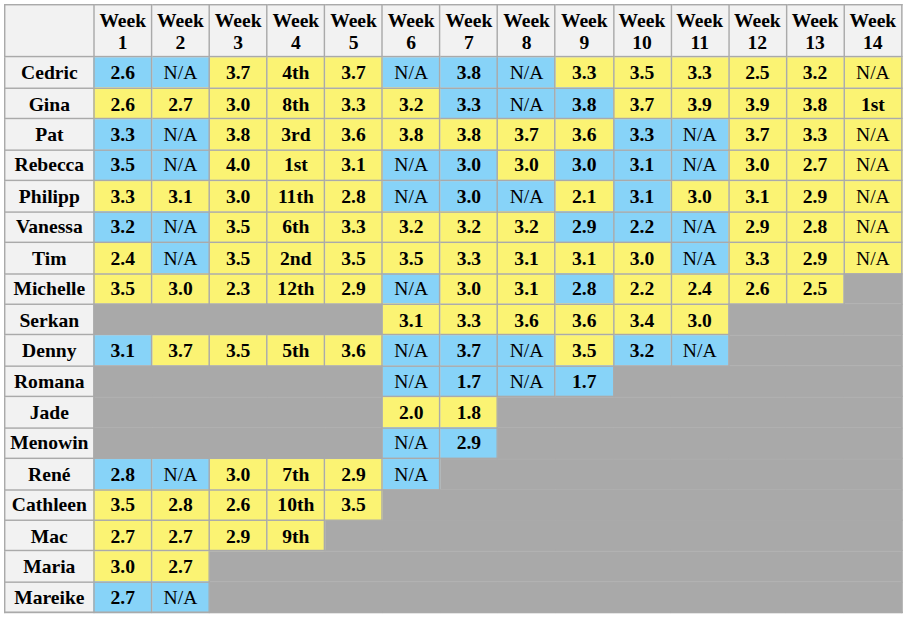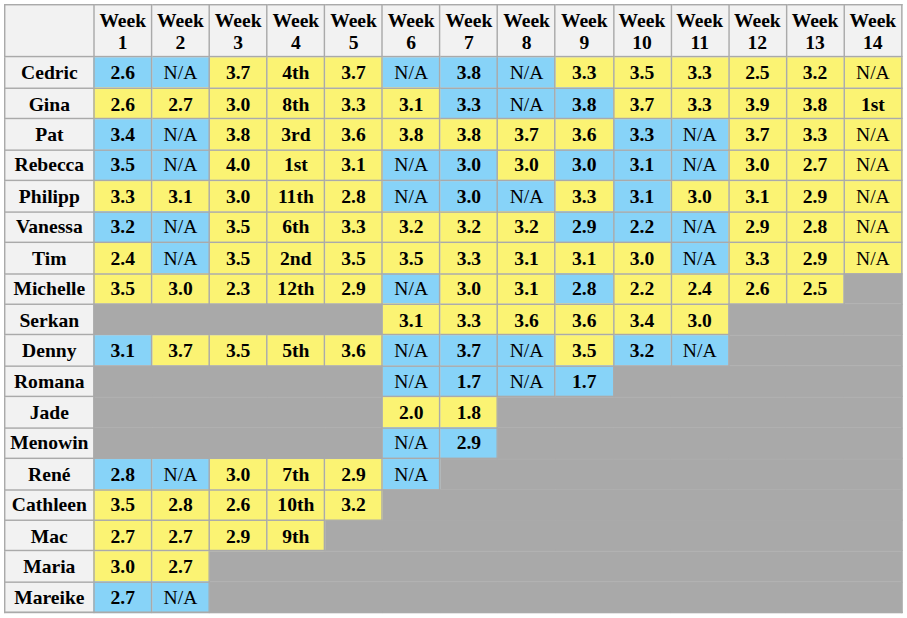(411, 103) 3.2 -> (411, 103) 3.1
(700, 103) 3.9 -> (700, 103) 3.3
(123, 134) 3.3 -> (123, 134) 3.4
(584, 196) 2.1 -> (584, 196) 3.3
(354, 504) 3.5 -> (354, 504) 3.2
